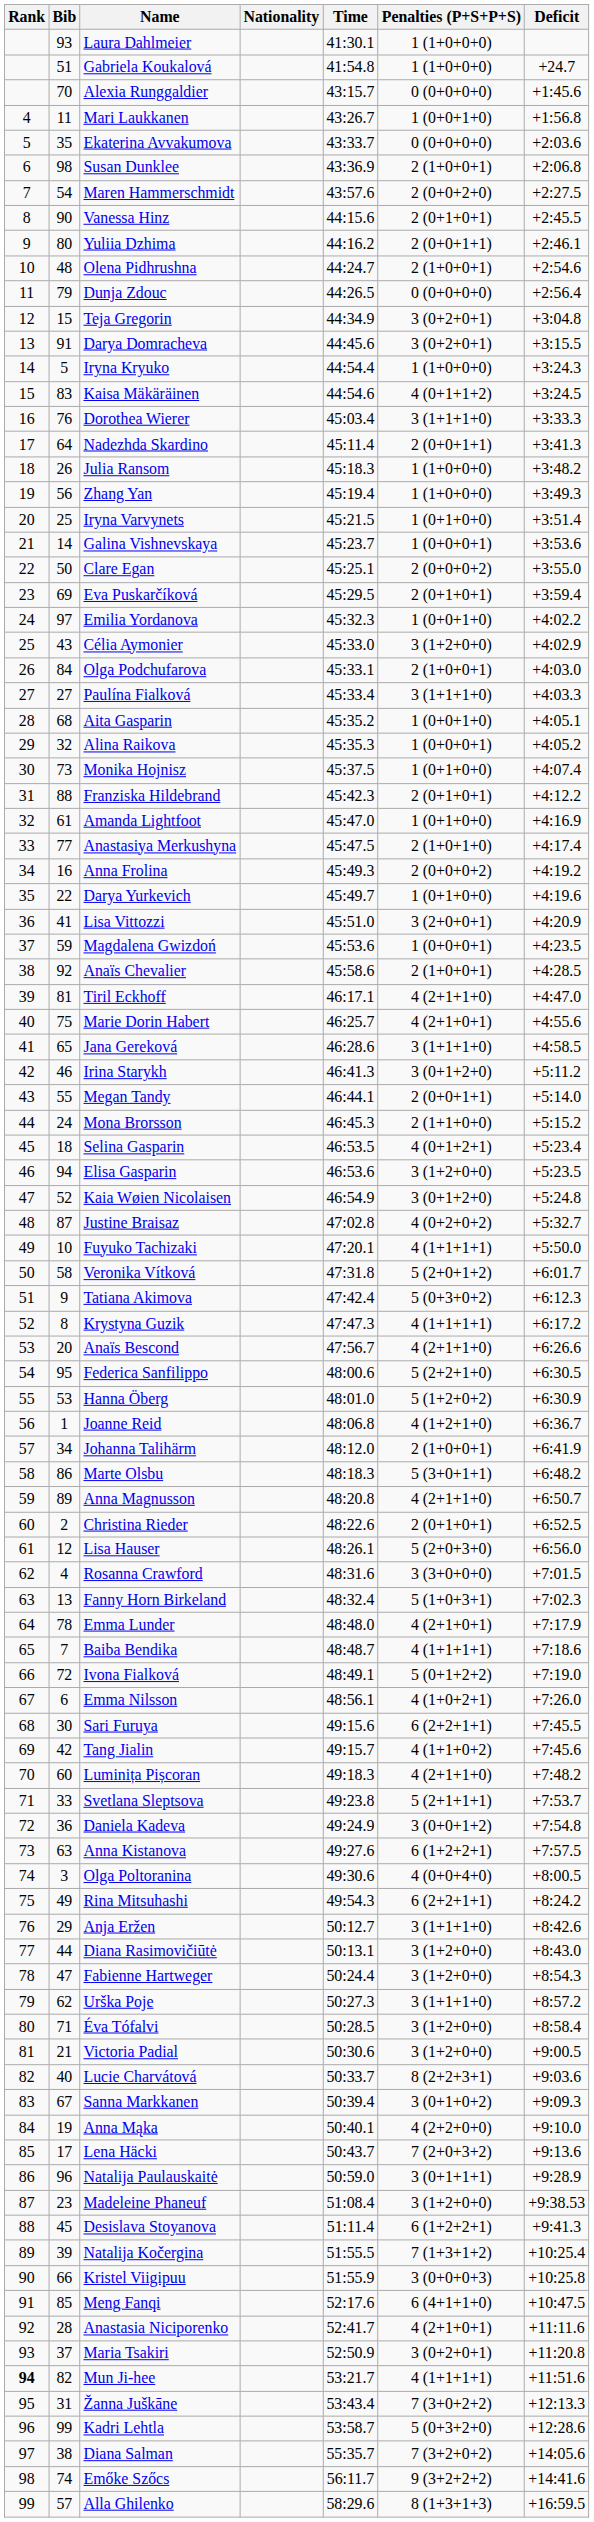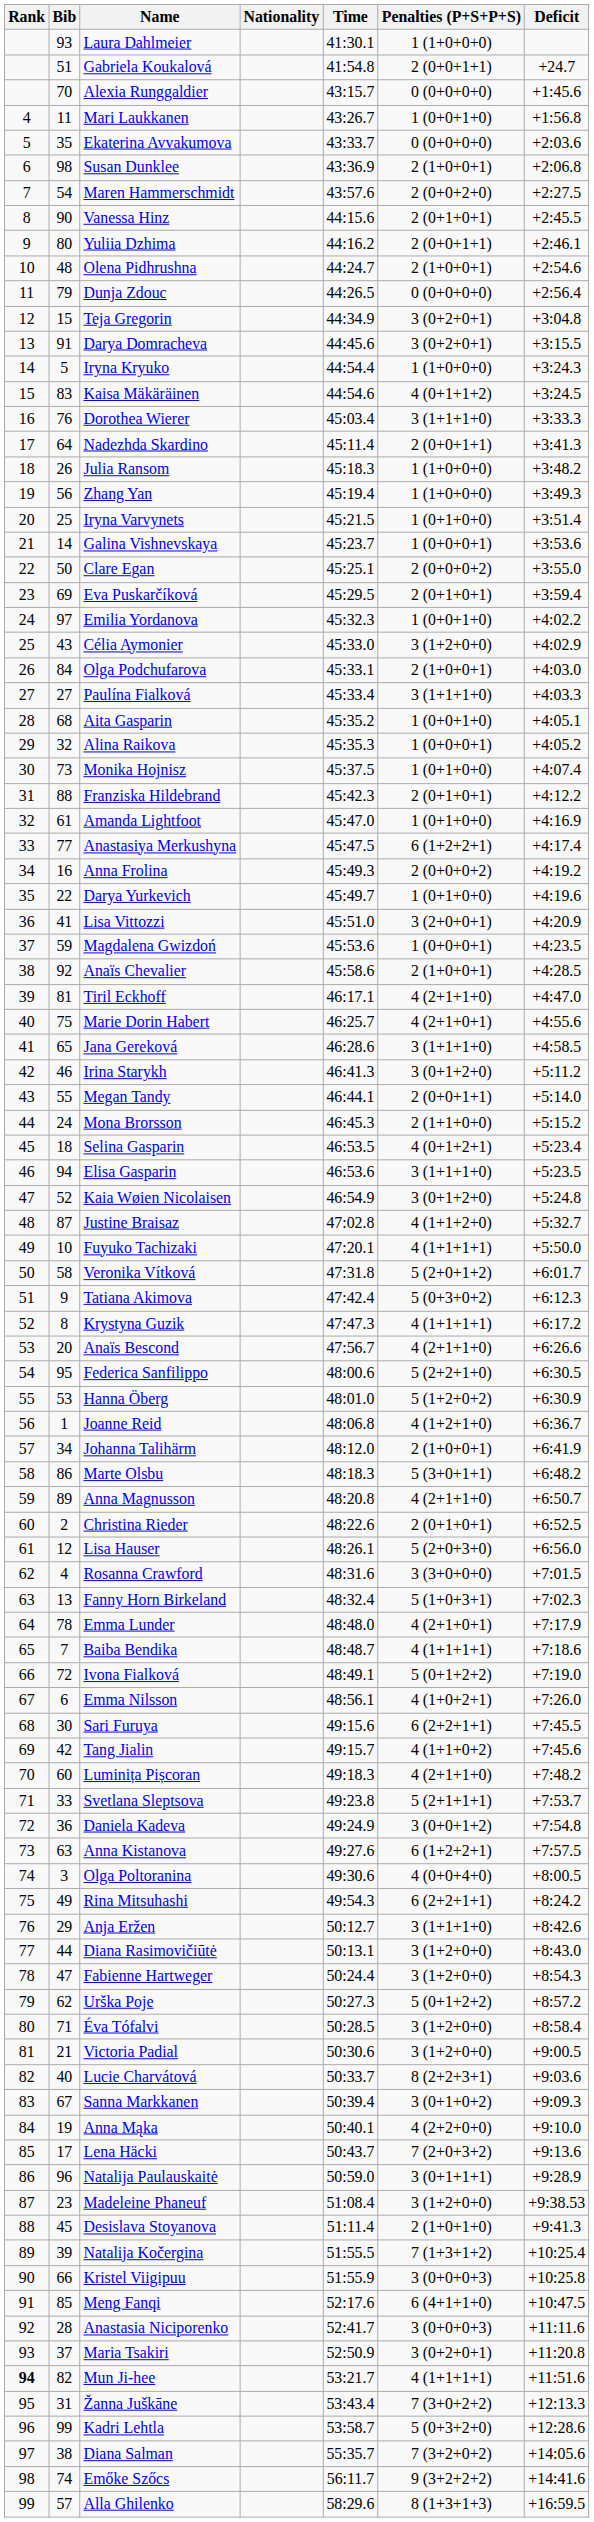(451, 67) 1 (1+0+0+0) -> (451, 67) 2 (0+0+1+1)
(451, 846) 2 (1+0+1+0) -> (451, 846) 6 (1+2+2+1)
(451, 1172) 3 (1+2+0+0) -> (451, 1172) 3 (1+1+1+0)
(451, 1222) 4 (0+2+0+2) -> (451, 1222) 4 (1+1+2+0)
(451, 2001) 3 (1+1+1+0) -> (451, 2001) 5 (0+1+2+2)
(451, 2227) 6 (1+2+2+1) -> (451, 2227) 2 (1+0+1+0)
(451, 2328) 4 (2+1+0+1) -> (451, 2328) 3 (0+0+0+3)
